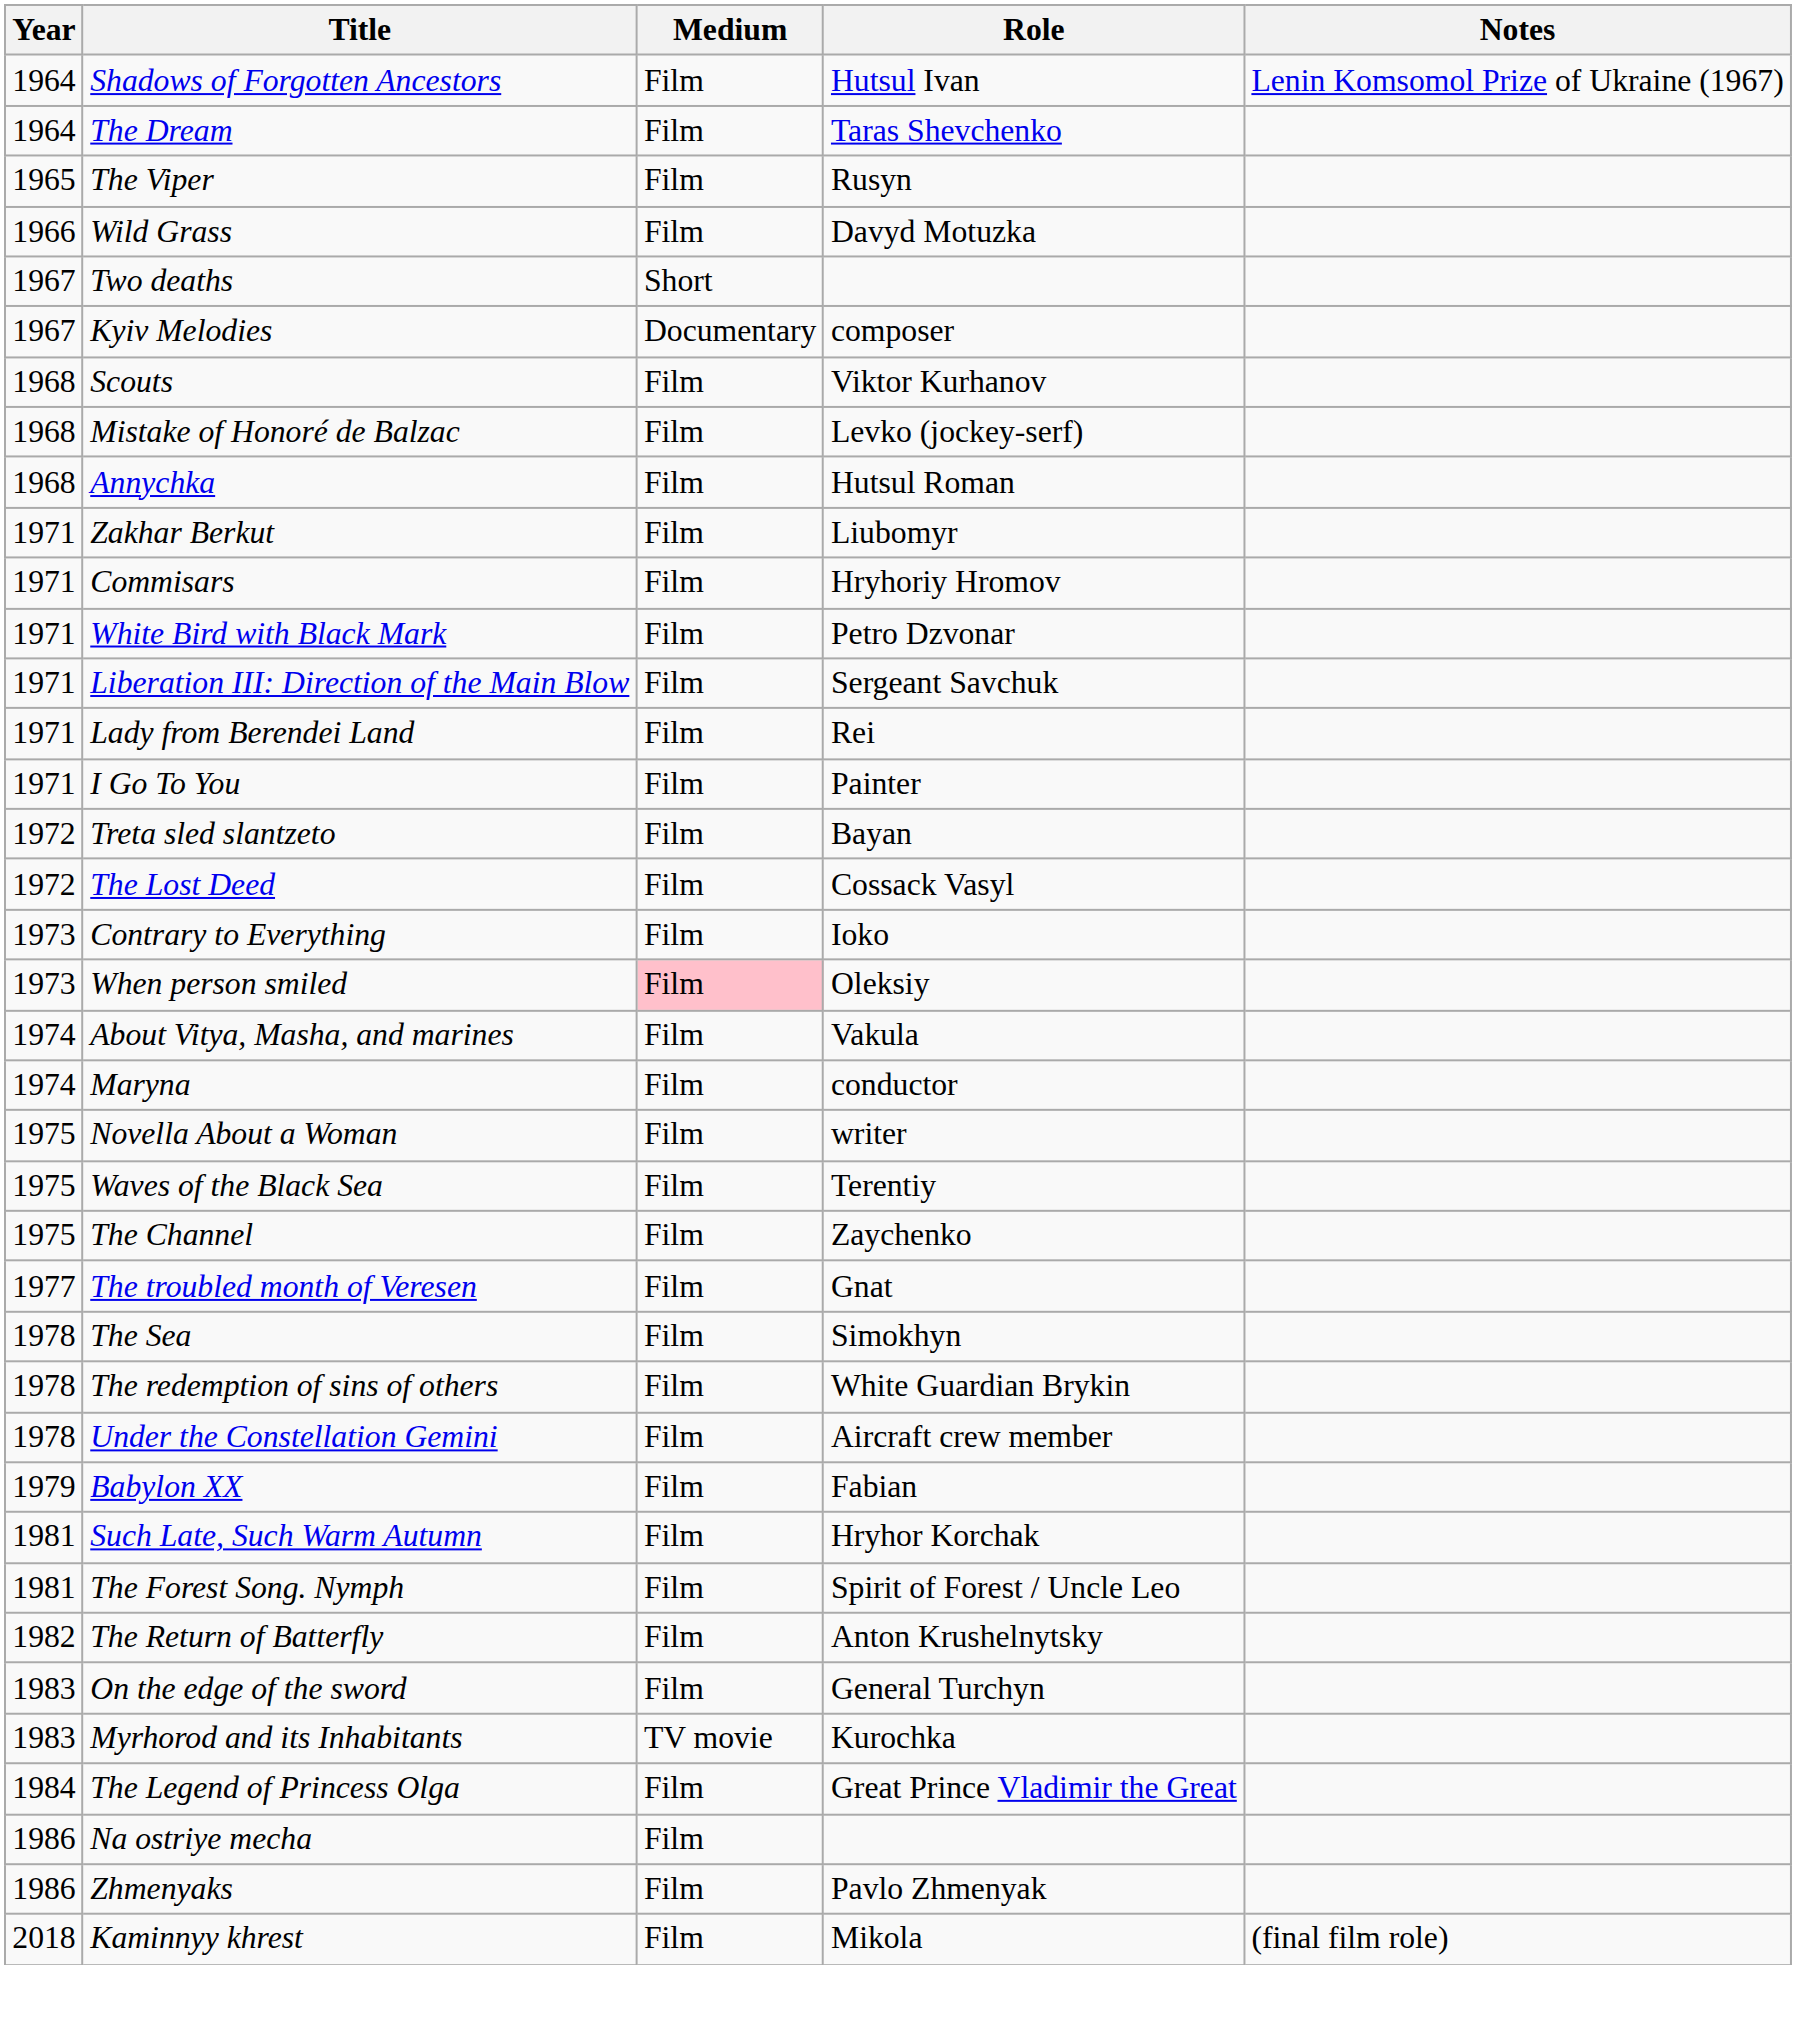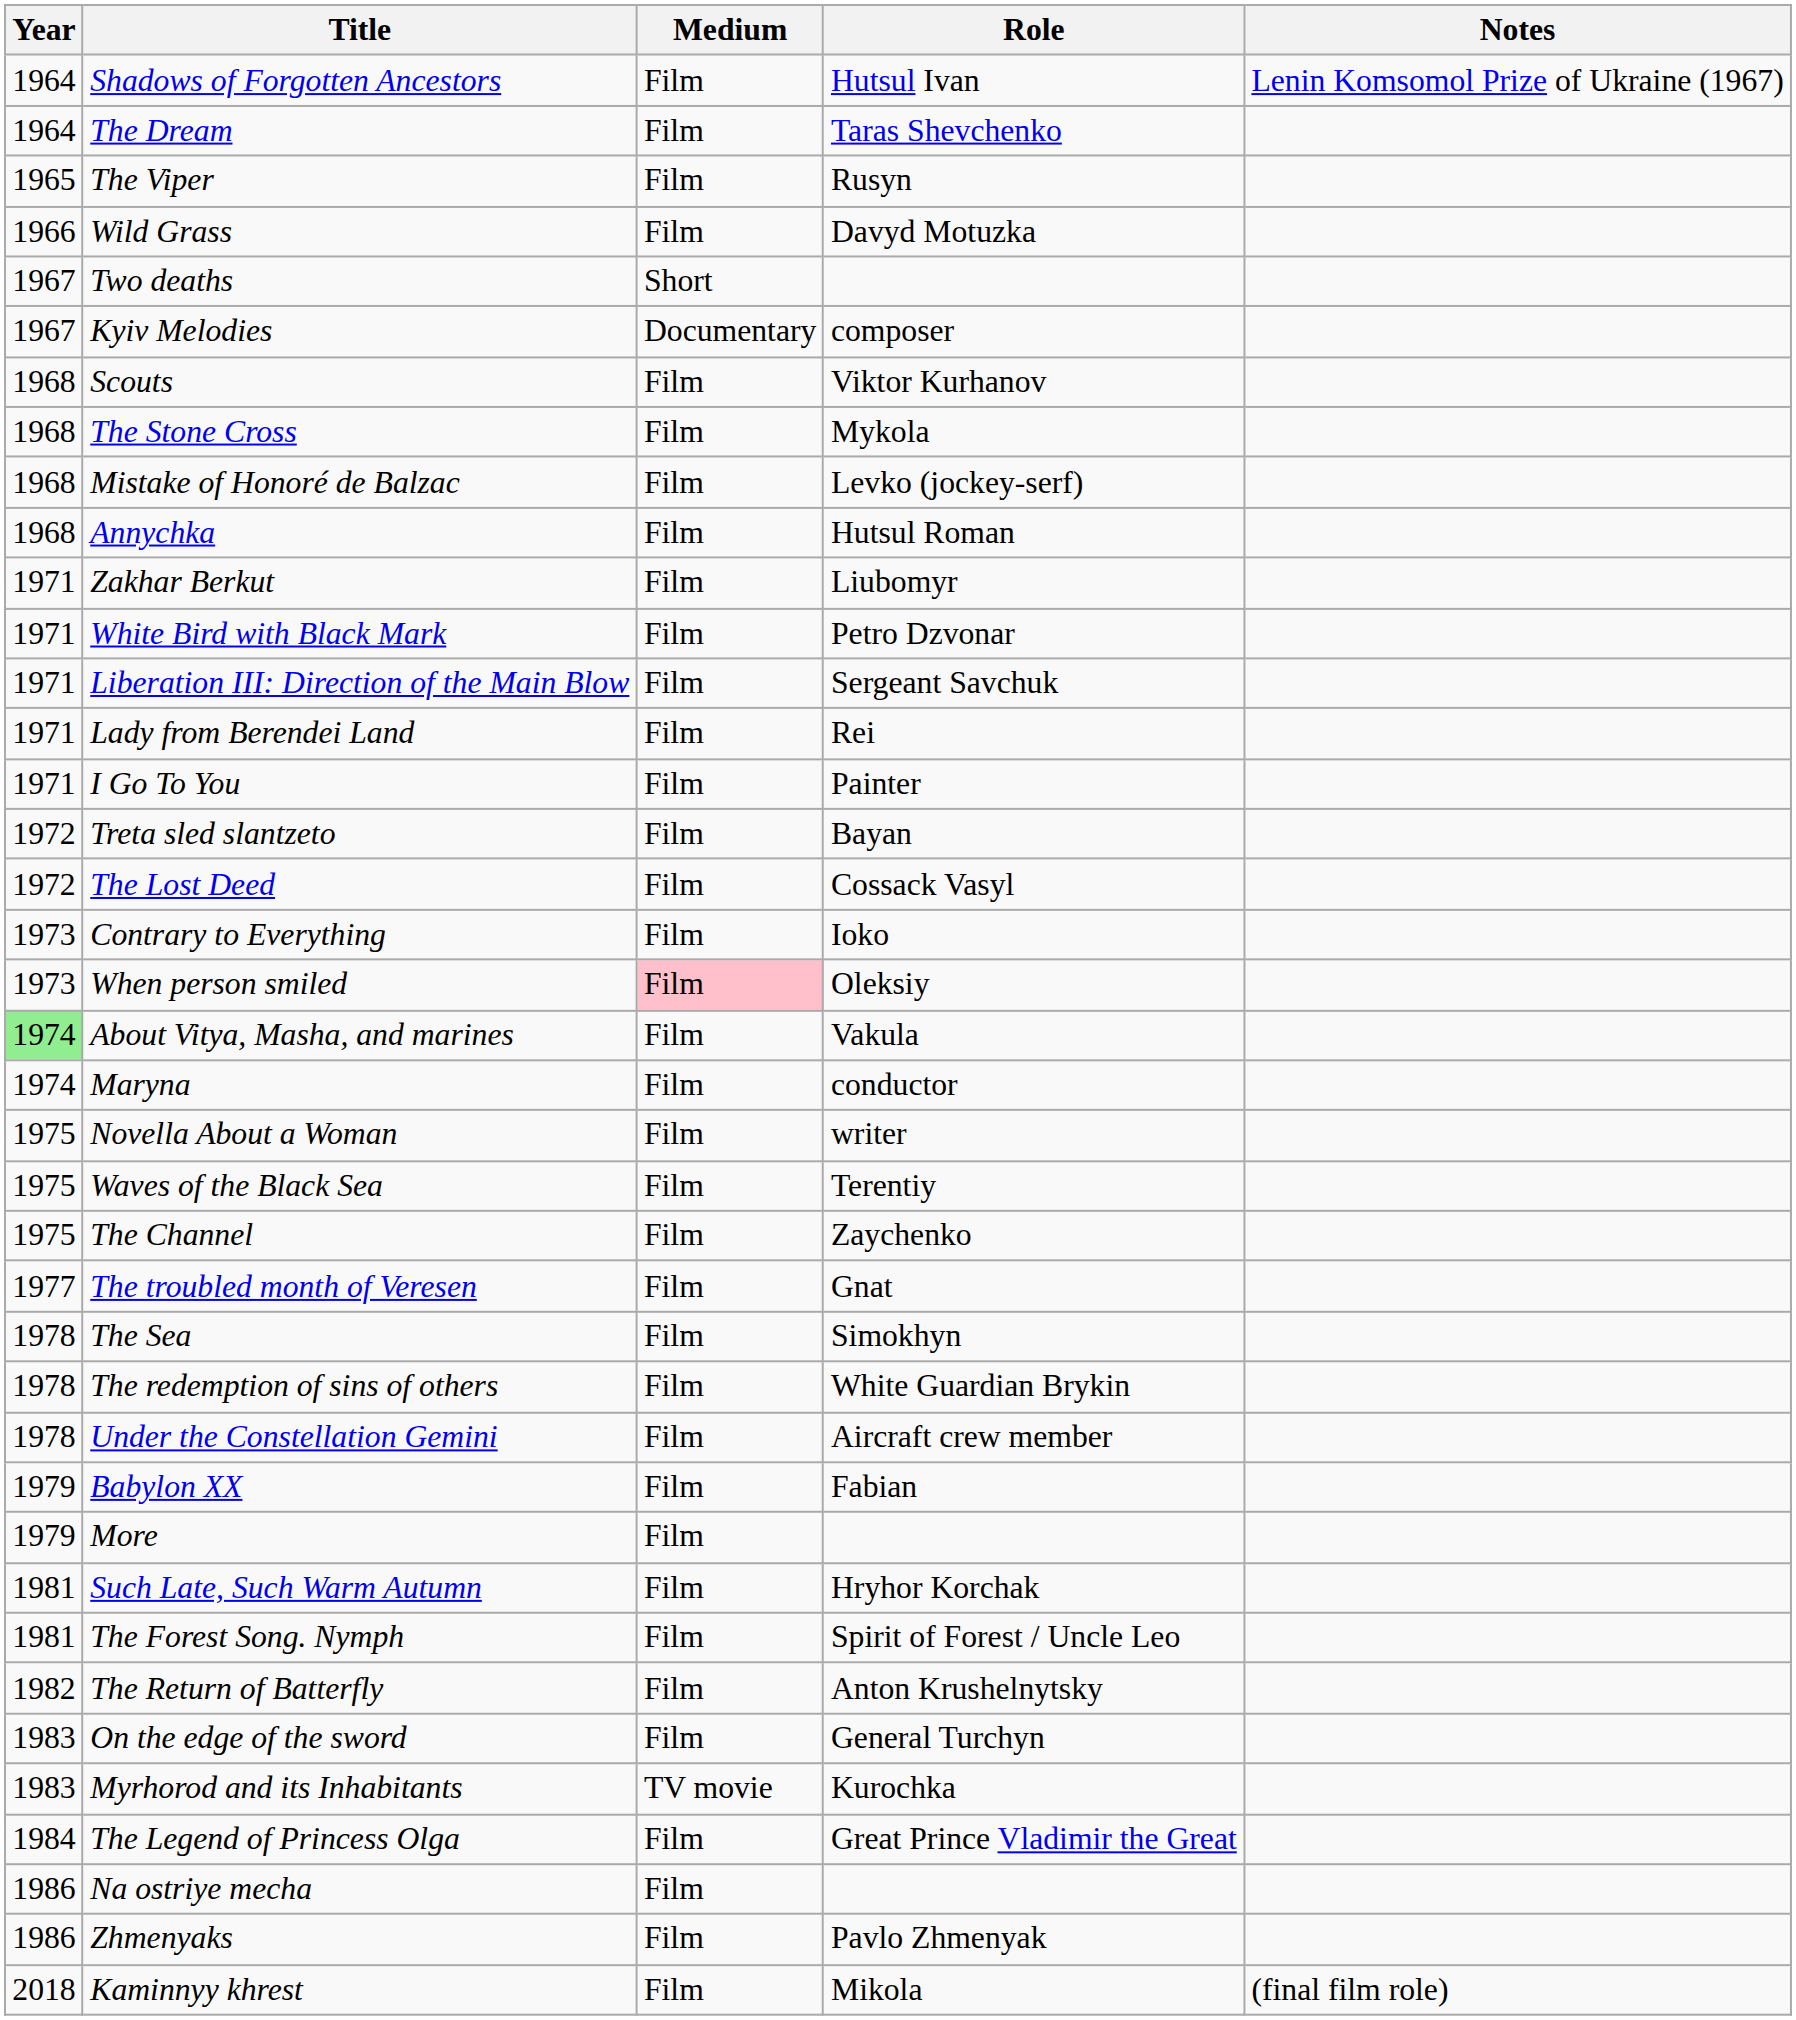+ row: (194, 431)
- row: (162, 582)
(44, 1034) no background -> (44, 1034) lightgreen background
+ row: (124, 1536)
